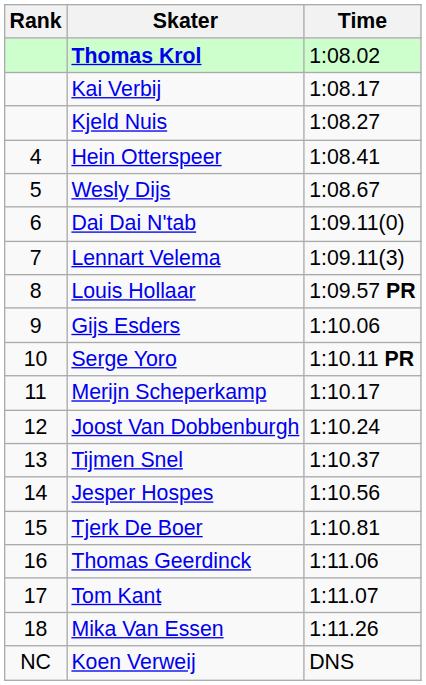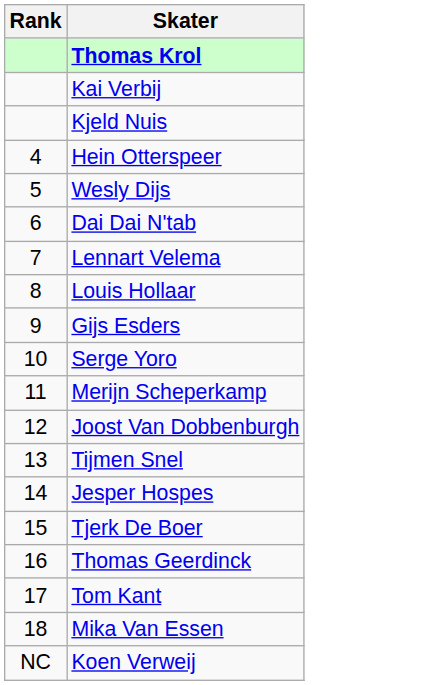- column: (362, 21)
